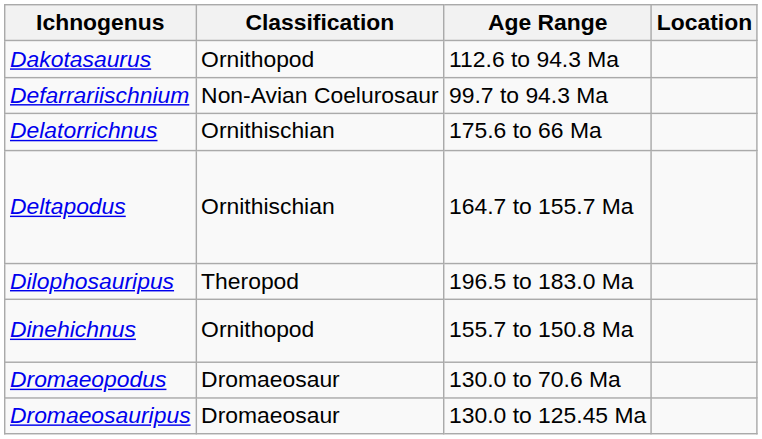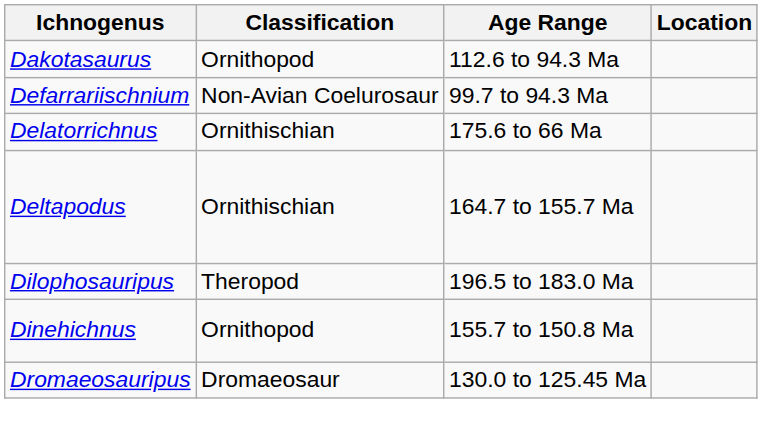- row: (88, 379)
